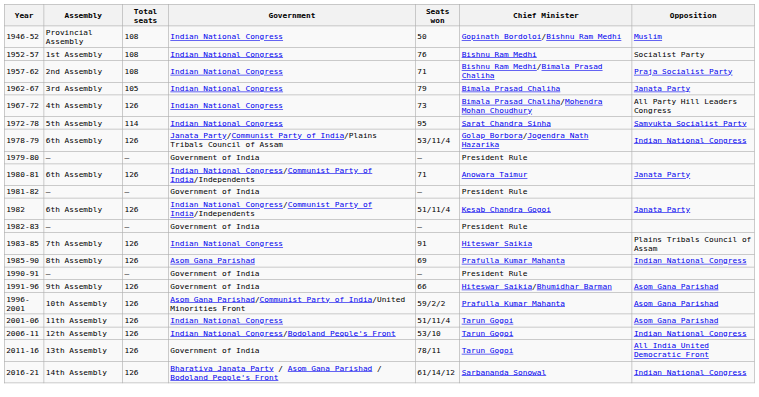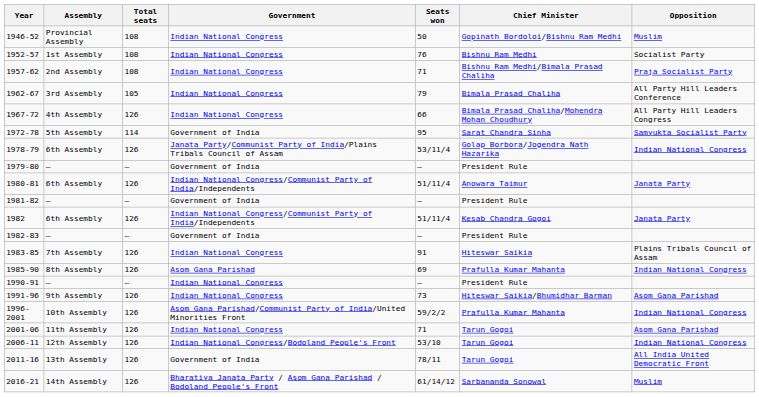(662, 89) Janata Party -> (686, 93) All Party Hill Leaders Conference
(422, 106) 73 -> (422, 115) 66
(227, 123) Indian National Congress -> (215, 132) Government of India
(422, 175) 71 -> (434, 184) 51/11/4
(215, 273) Government of India -> (227, 282) Indian National Congress
(215, 286) Government of India -> (227, 295) Indian National Congress
(422, 286) 66 -> (422, 295) 73
(676, 303) Asom Gana Parishad -> (690, 312) Indian National Congress
(434, 320) 51/11/4 -> (422, 329) 71
(690, 372) Indian National Congress -> (648, 381) Muslim
